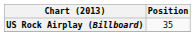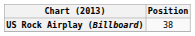(168, 25) 35 -> (168, 25) 38
